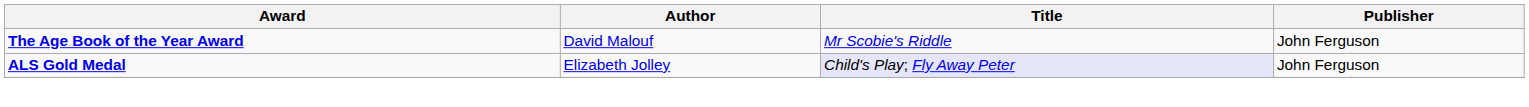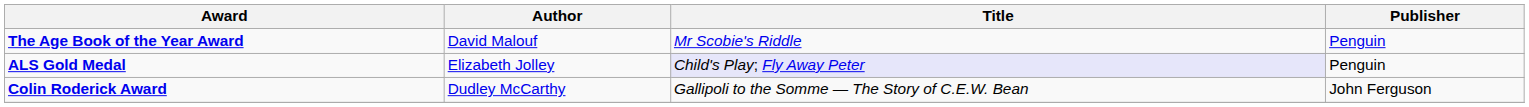(1328, 41) John Ferguson -> (1357, 41) Penguin
(1328, 65) John Ferguson -> (1357, 65) Penguin
+ row: (87, 89)
